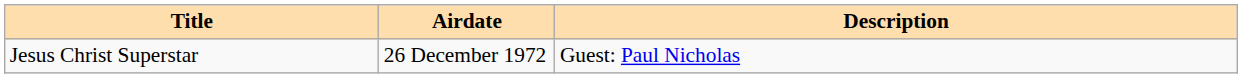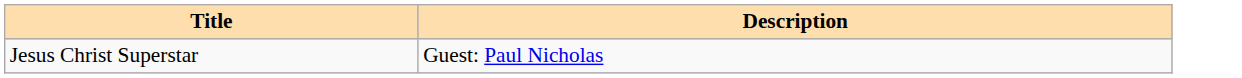- column: (467, 21)
